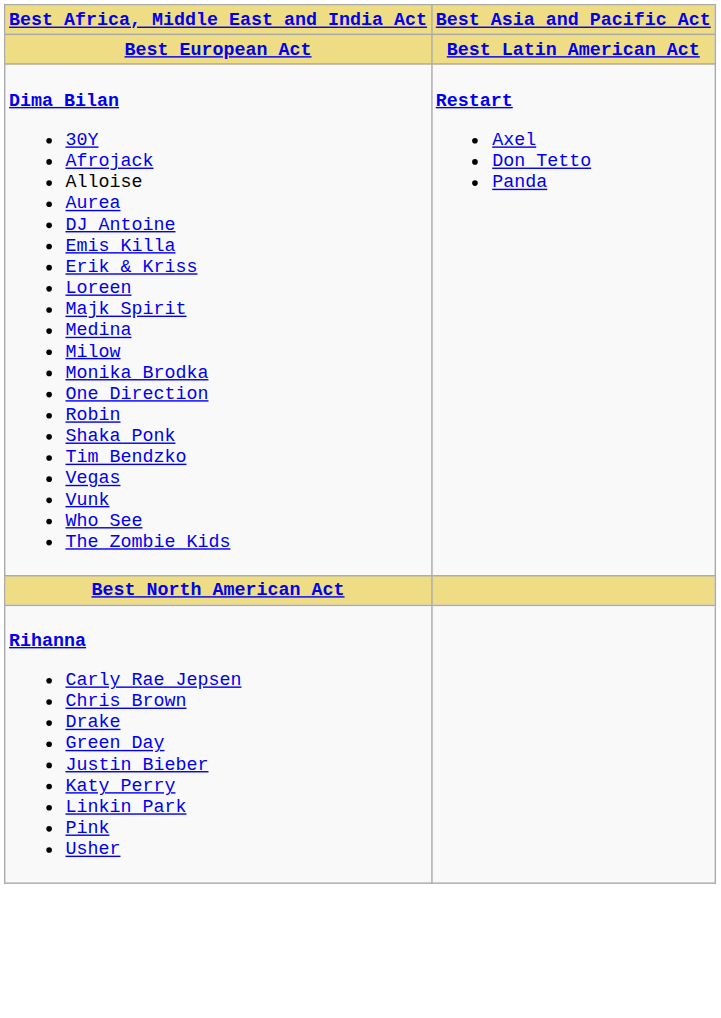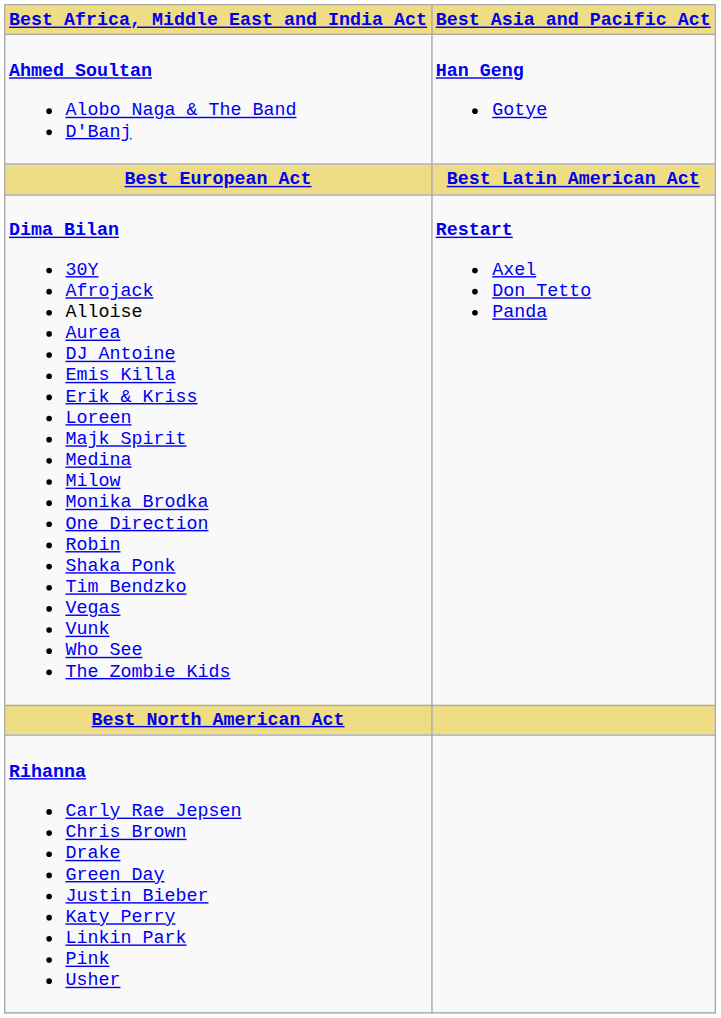+ row: (218, 101)
